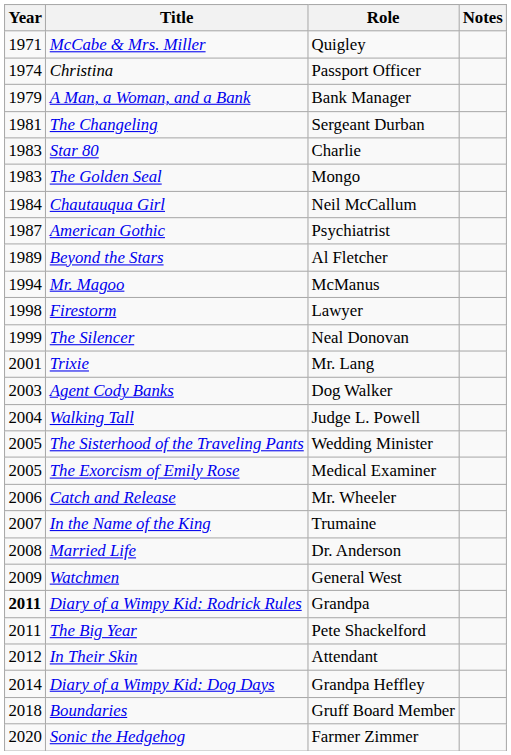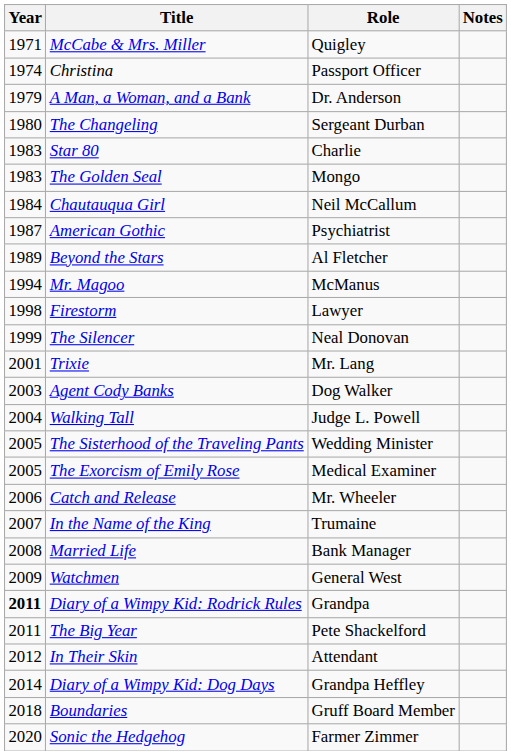(361, 97) Bank Manager -> (356, 97) Dr. Anderson
(25, 124) 1981 -> (25, 124) 1980
(356, 550) Dr. Anderson -> (361, 550) Bank Manager
